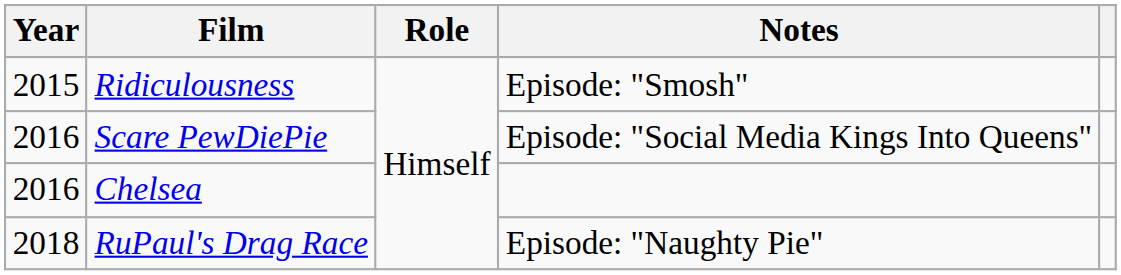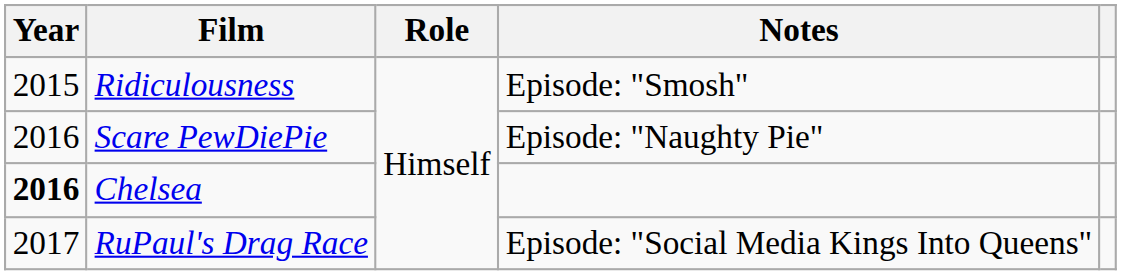(799, 136) Episode: "Social Media Kings Into Queens" -> (665, 136) Episode: "Naughty Pie"
(46, 189) normal -> (46, 189) bold
(46, 242) 2018 -> (46, 242) 2017
(665, 242) Episode: "Naughty Pie" -> (799, 242) Episode: "Social Media Kings Into Queens"
